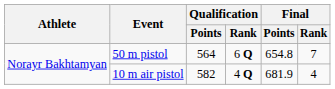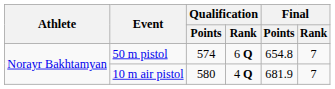(206, 54) 564 -> (206, 54) 574
(206, 74) 582 -> (206, 74) 580
(314, 74) 4 -> (314, 74) 7
